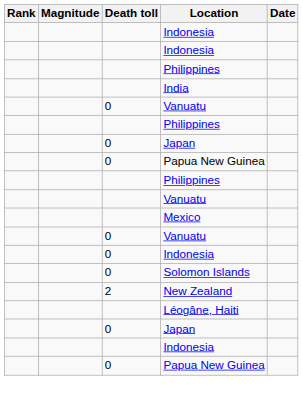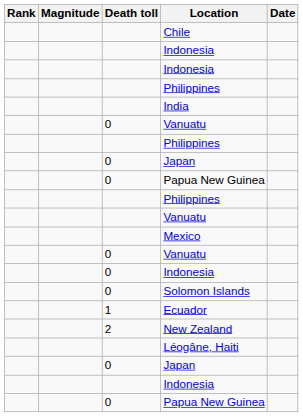+ row: (131, 32)
+ row: (108, 310)
